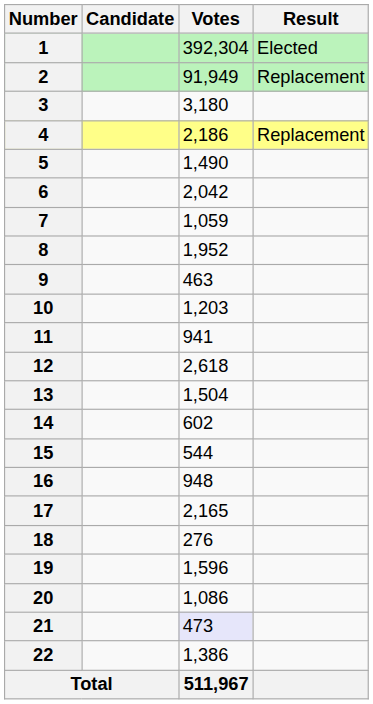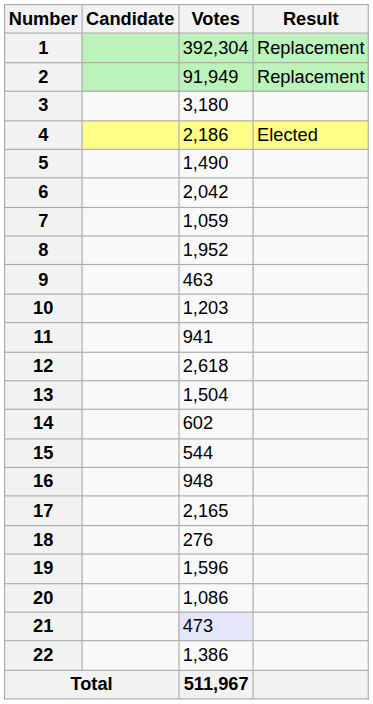(287, 47) Elected -> (311, 47) Replacement
(311, 134) Replacement -> (287, 134) Elected
